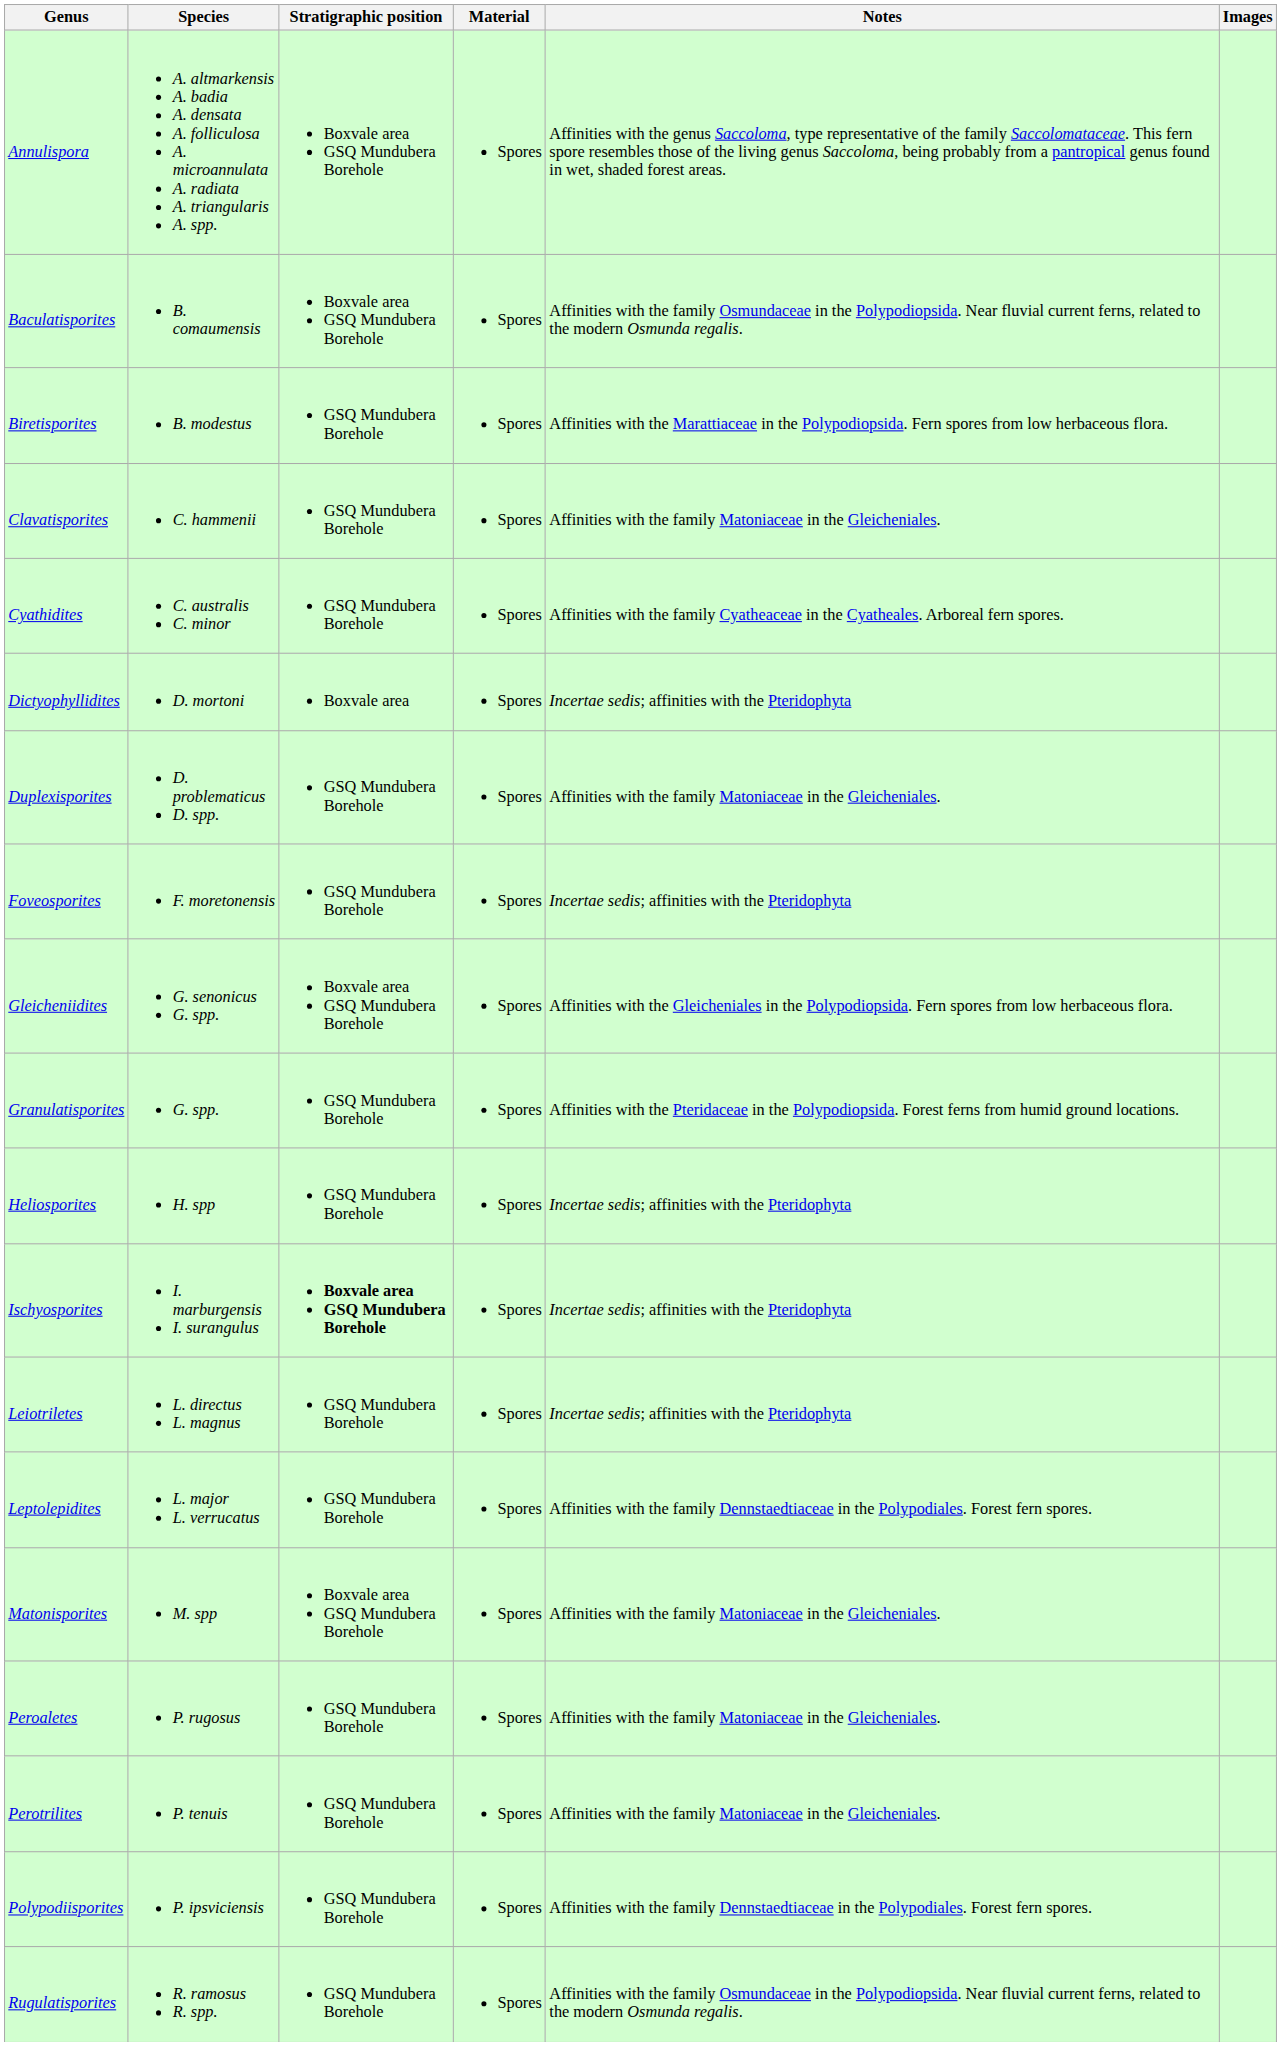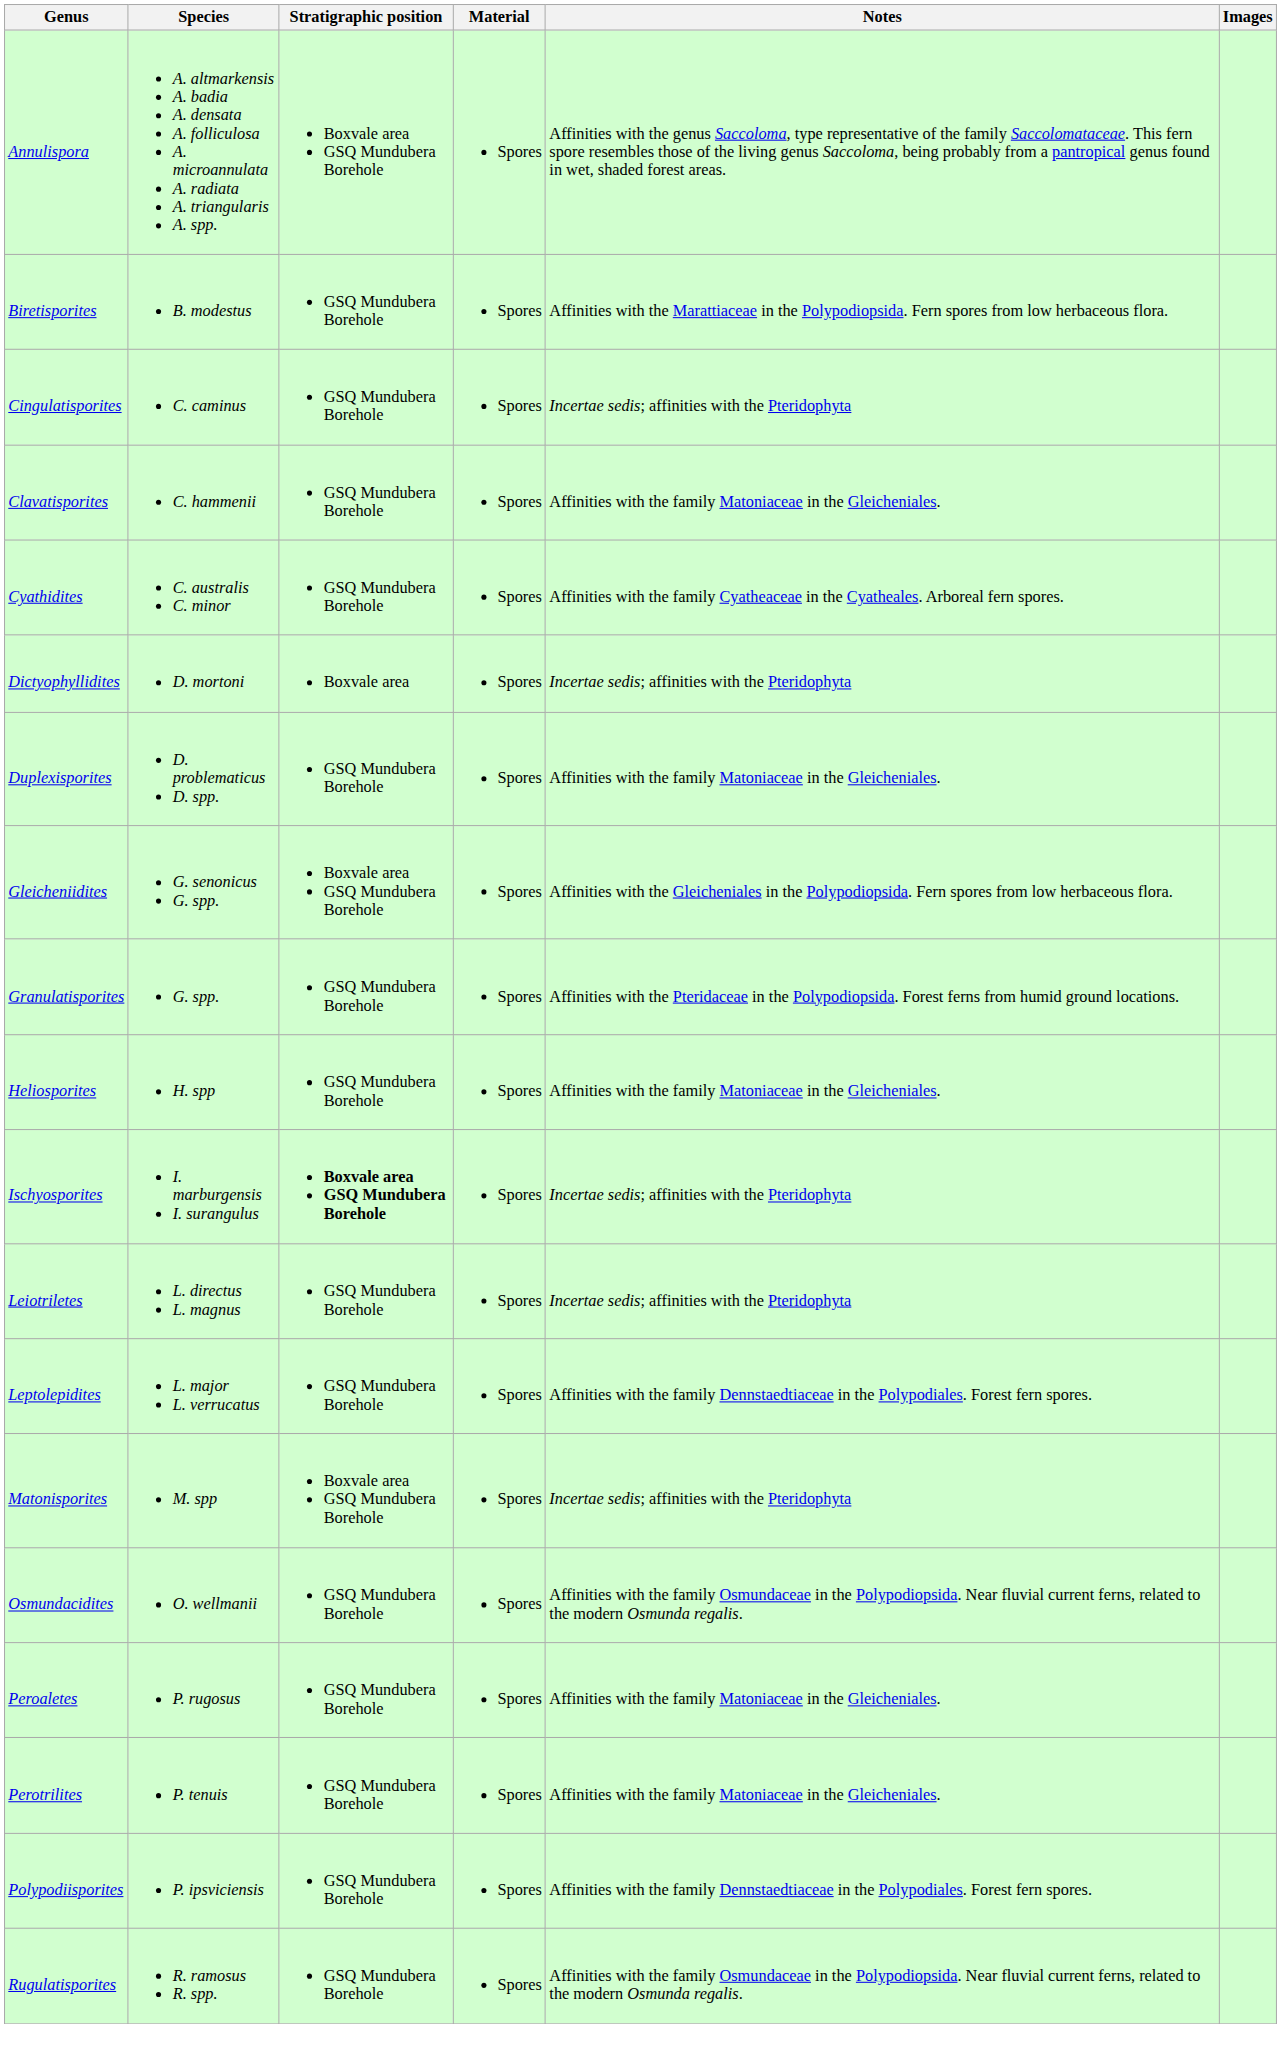- row: (62, 320)
+ row: (65, 406)
- row: (55, 900)
(700, 1204) Incertae sedis; affinities with the Pteridophyta -> (745, 1091) Affinities with the family Matoniaceae in the Gleicheniales.
(745, 1613) Affinities with the family Matoniaceae in the Gleicheniales. -> (700, 1499) Incertae sedis; affinities with the Pteridophyta
+ row: (61, 1604)
